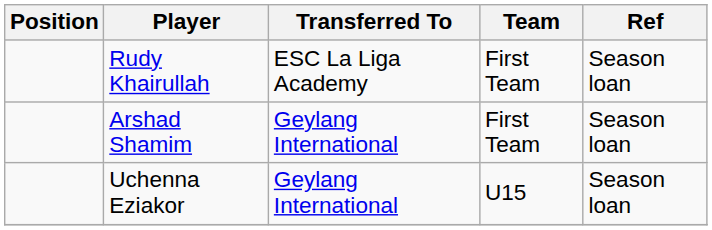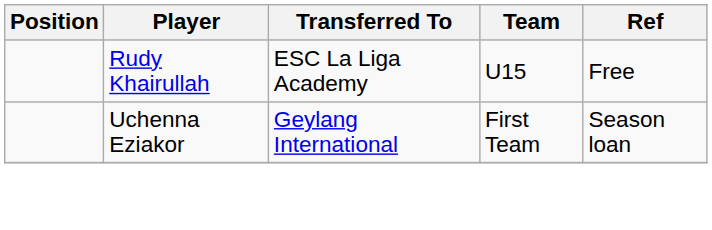(513, 70) First Team -> (506, 70) U15
(627, 70) Season loan -> (612, 70) Free
- row: (151, 132)
(506, 193) U15 -> (513, 132) First Team
